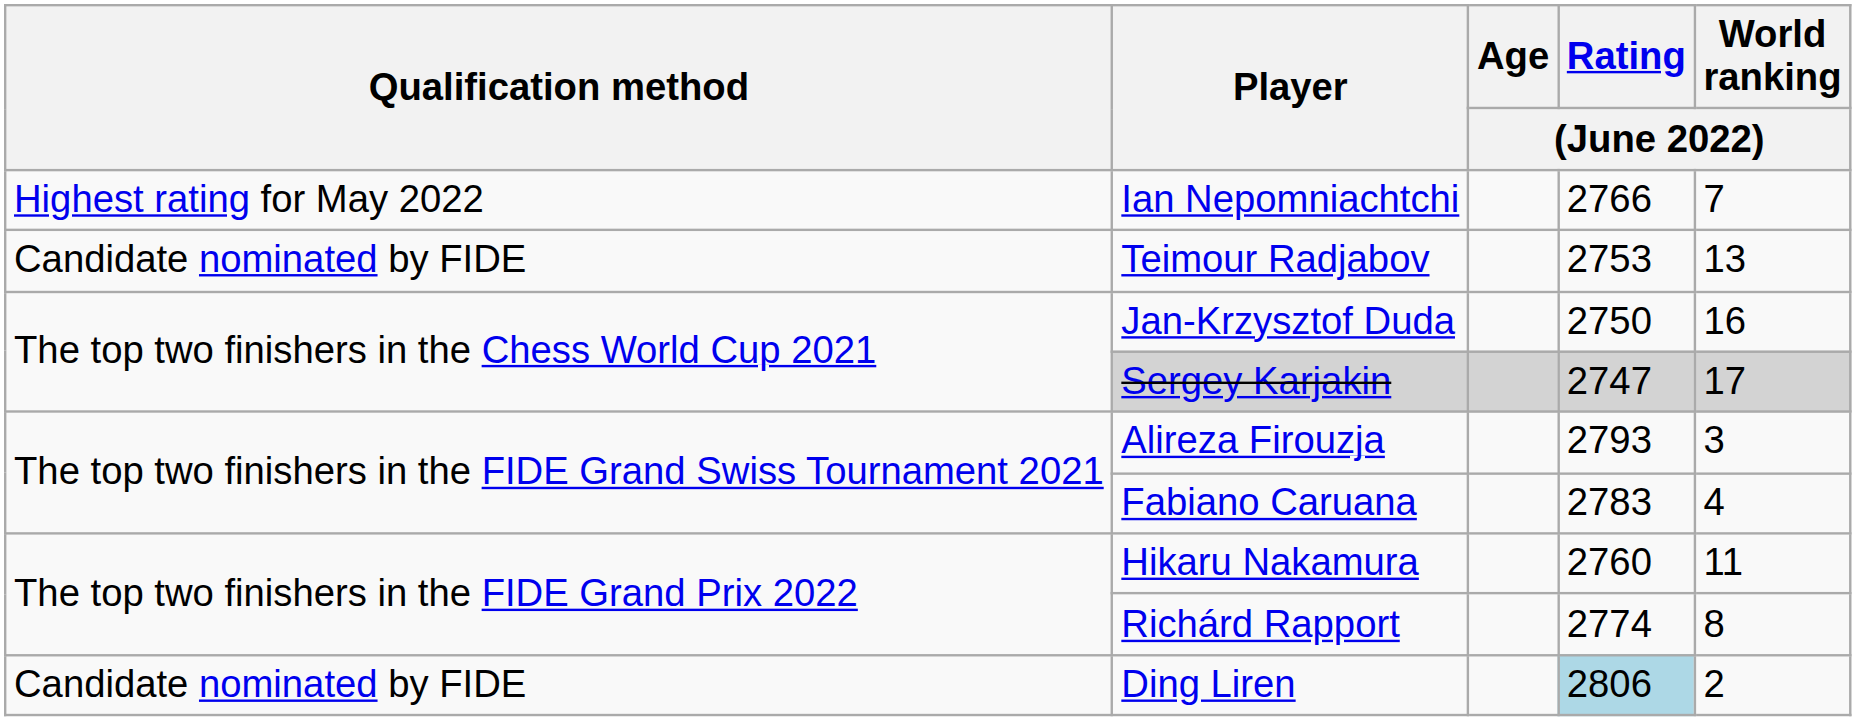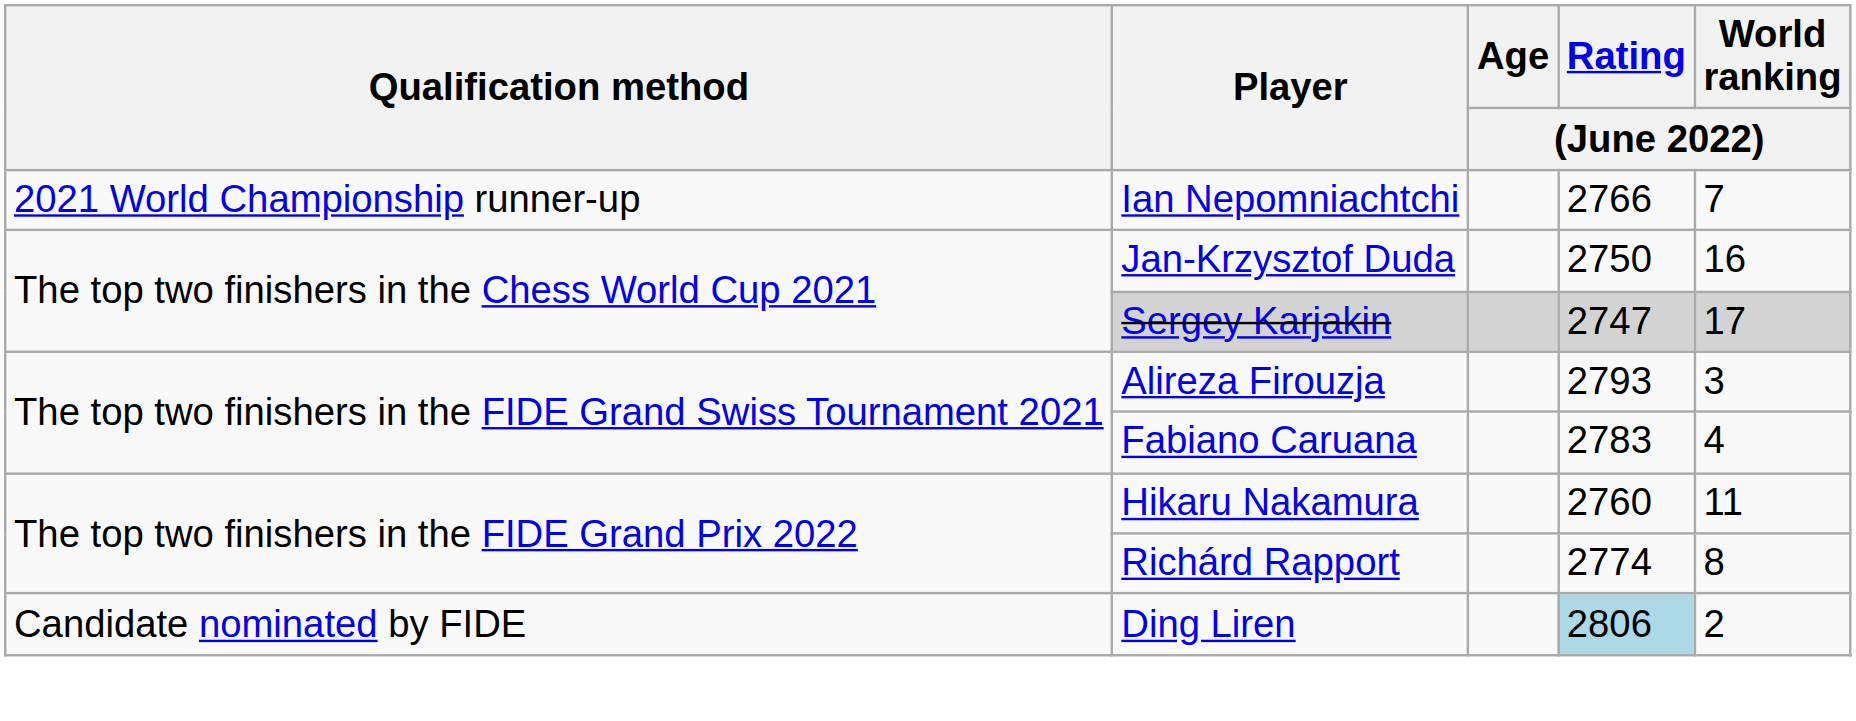(249, 199) Highest rating for May 2022 -> (327, 199) 2021 World Championship runner-up
- row: (1275, 259)
